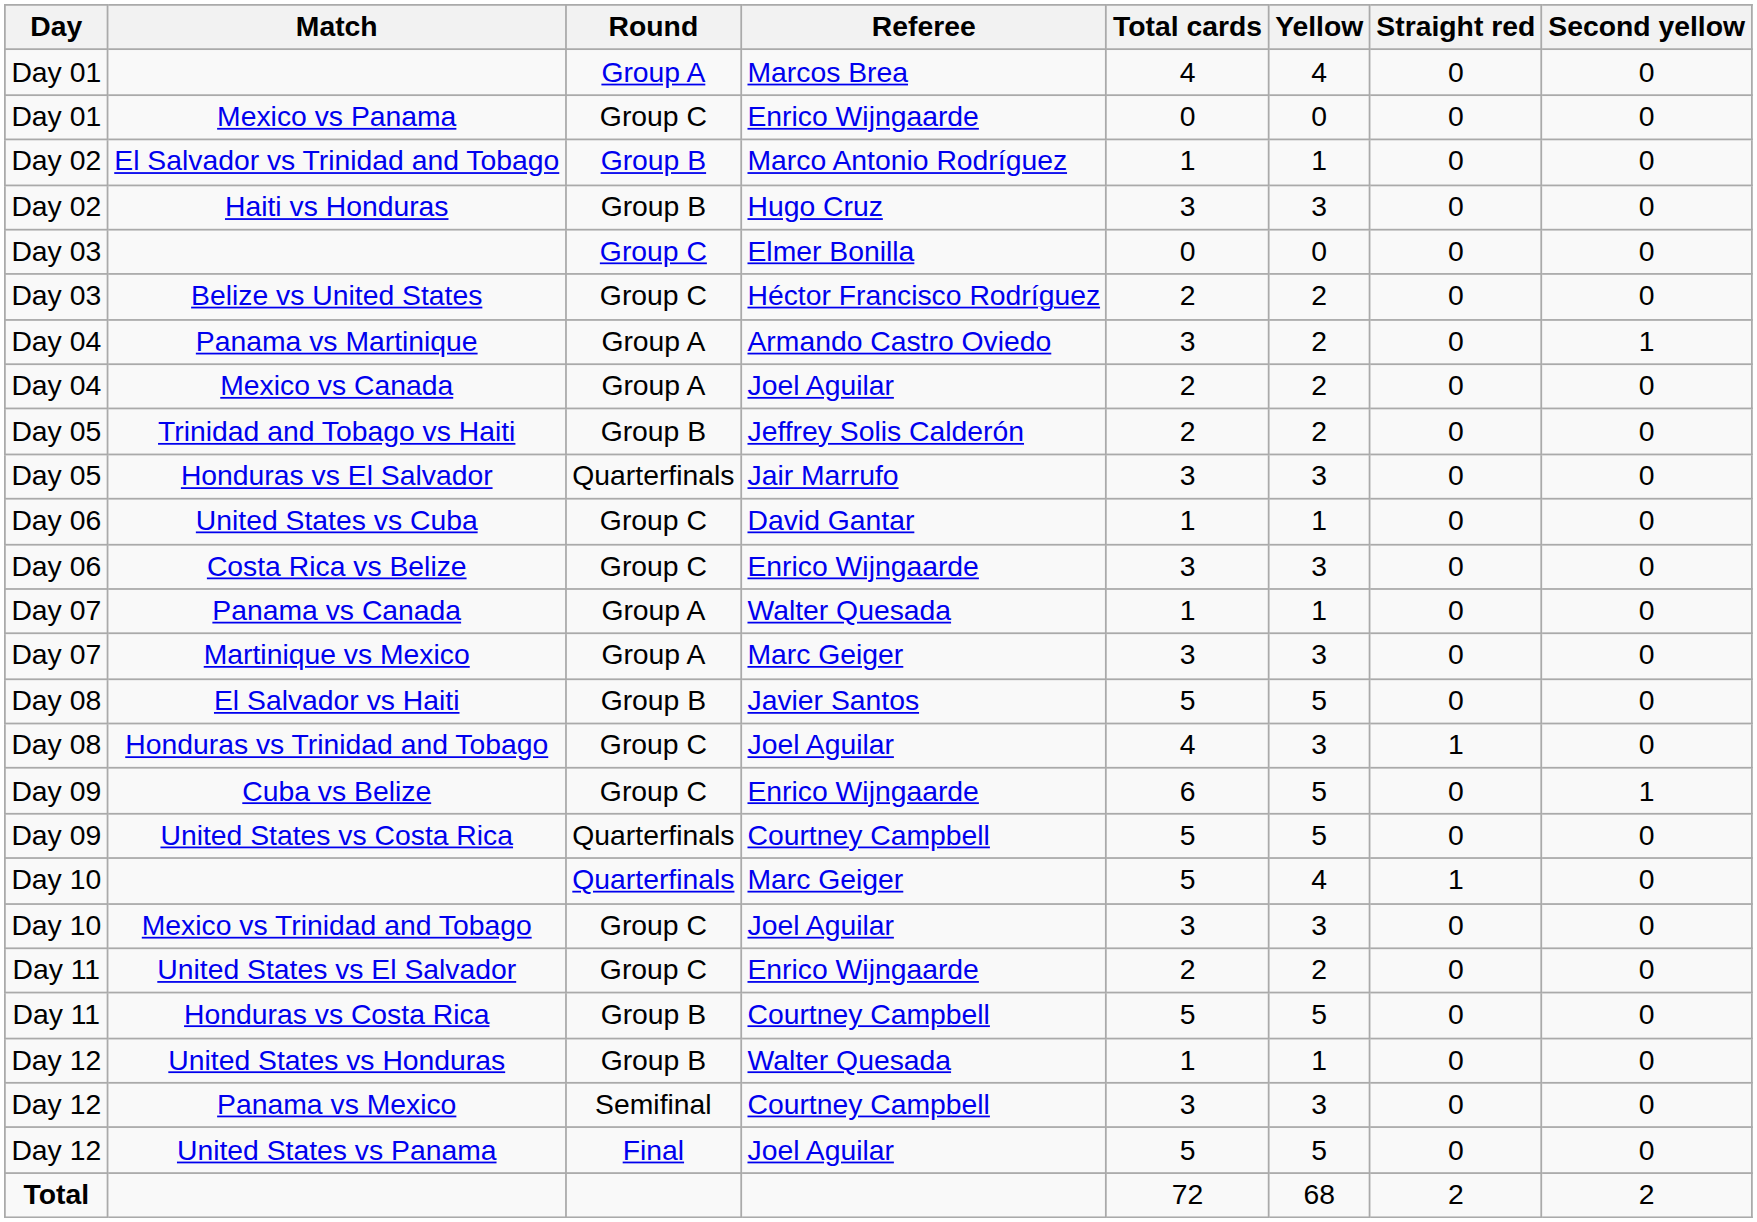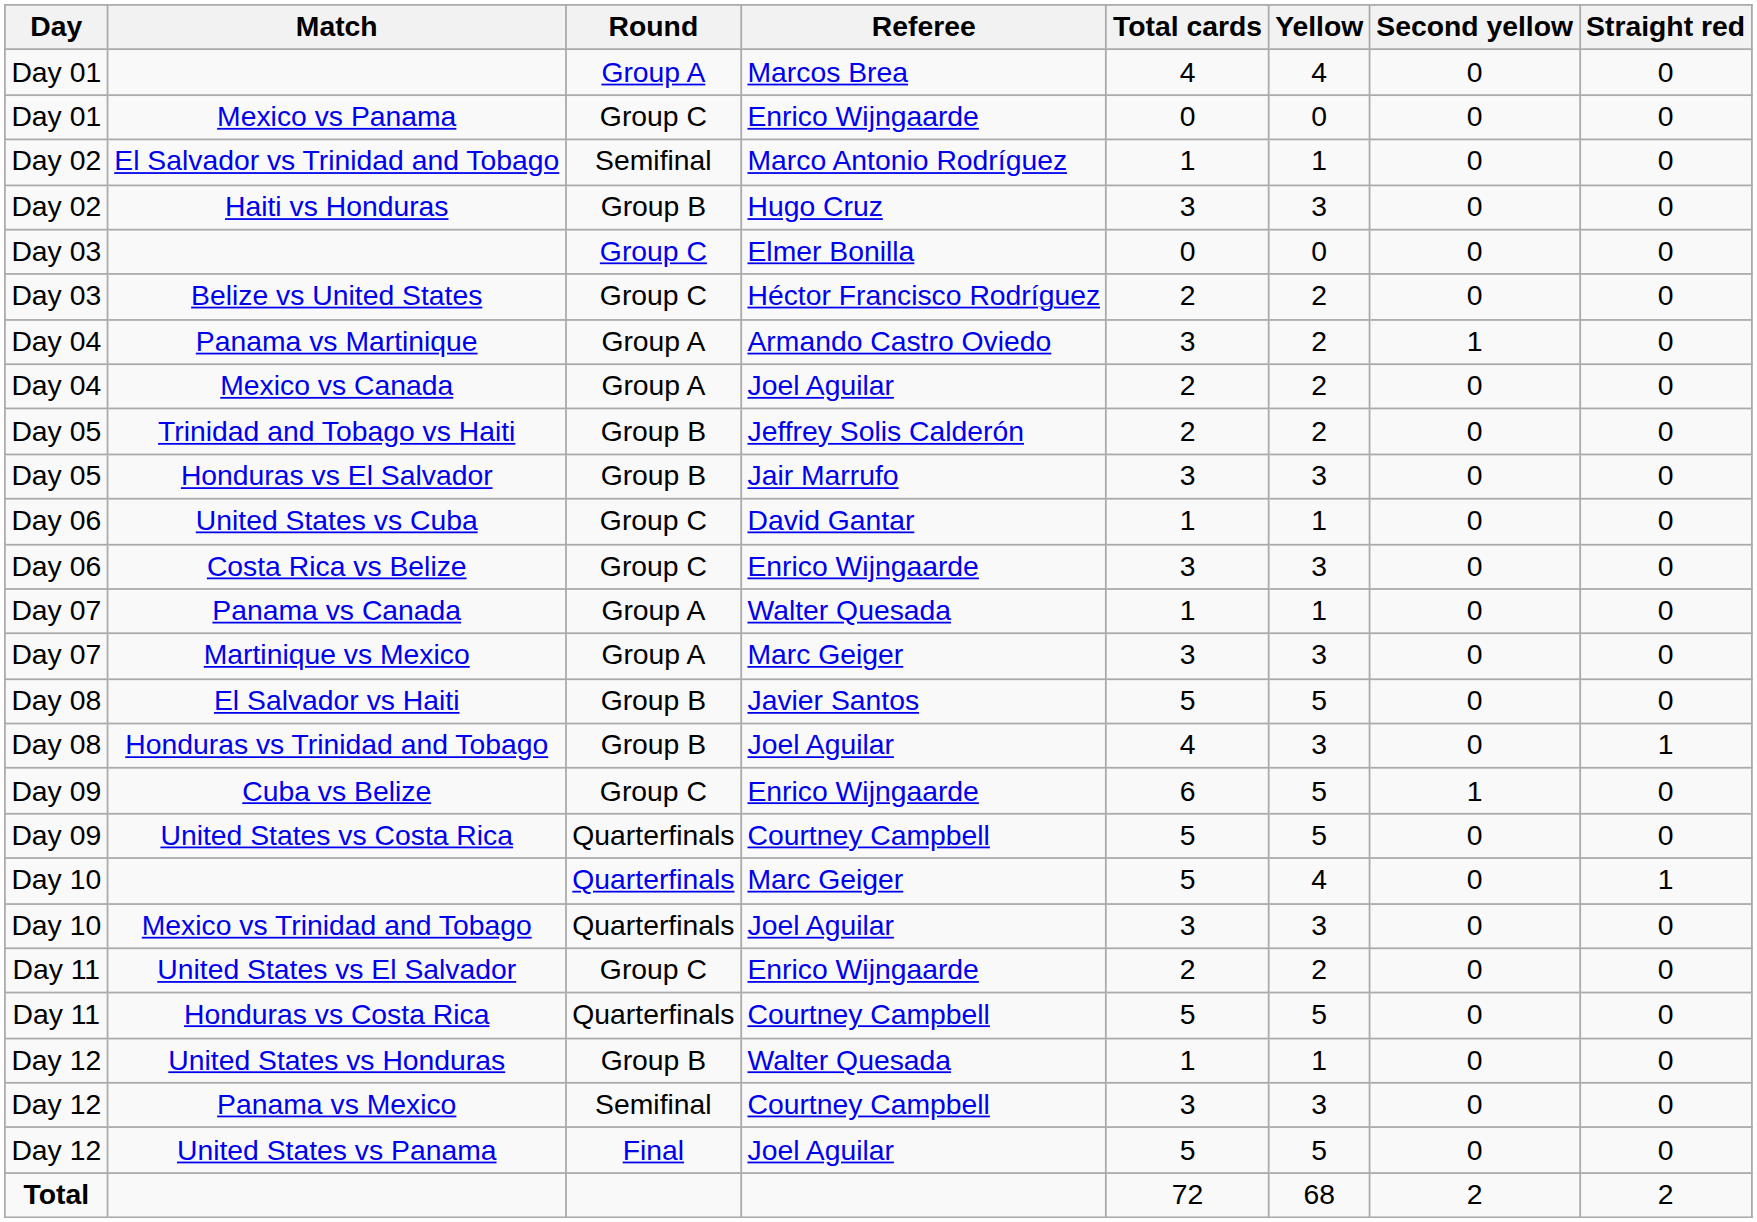columns swapped: (1647, 26) <-> (1456, 26)
(653, 161) Group B -> (653, 161) Semifinal
(653, 476) Quarterfinals -> (653, 476) Group B
(653, 745) Group C -> (653, 745) Group B
(653, 925) Group C -> (653, 925) Quarterfinals
(653, 1015) Group B -> (653, 1015) Quarterfinals
